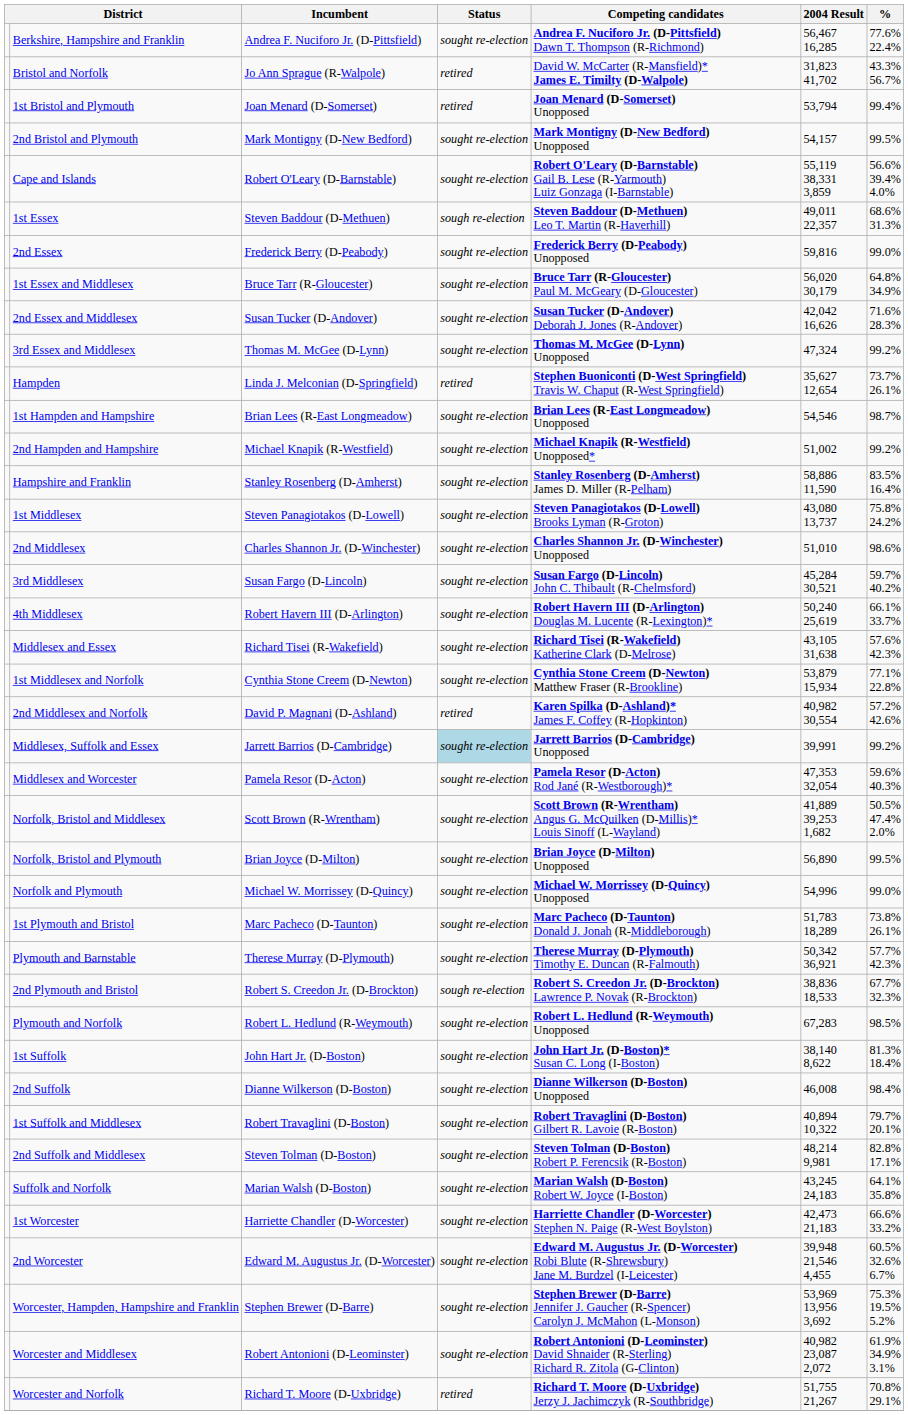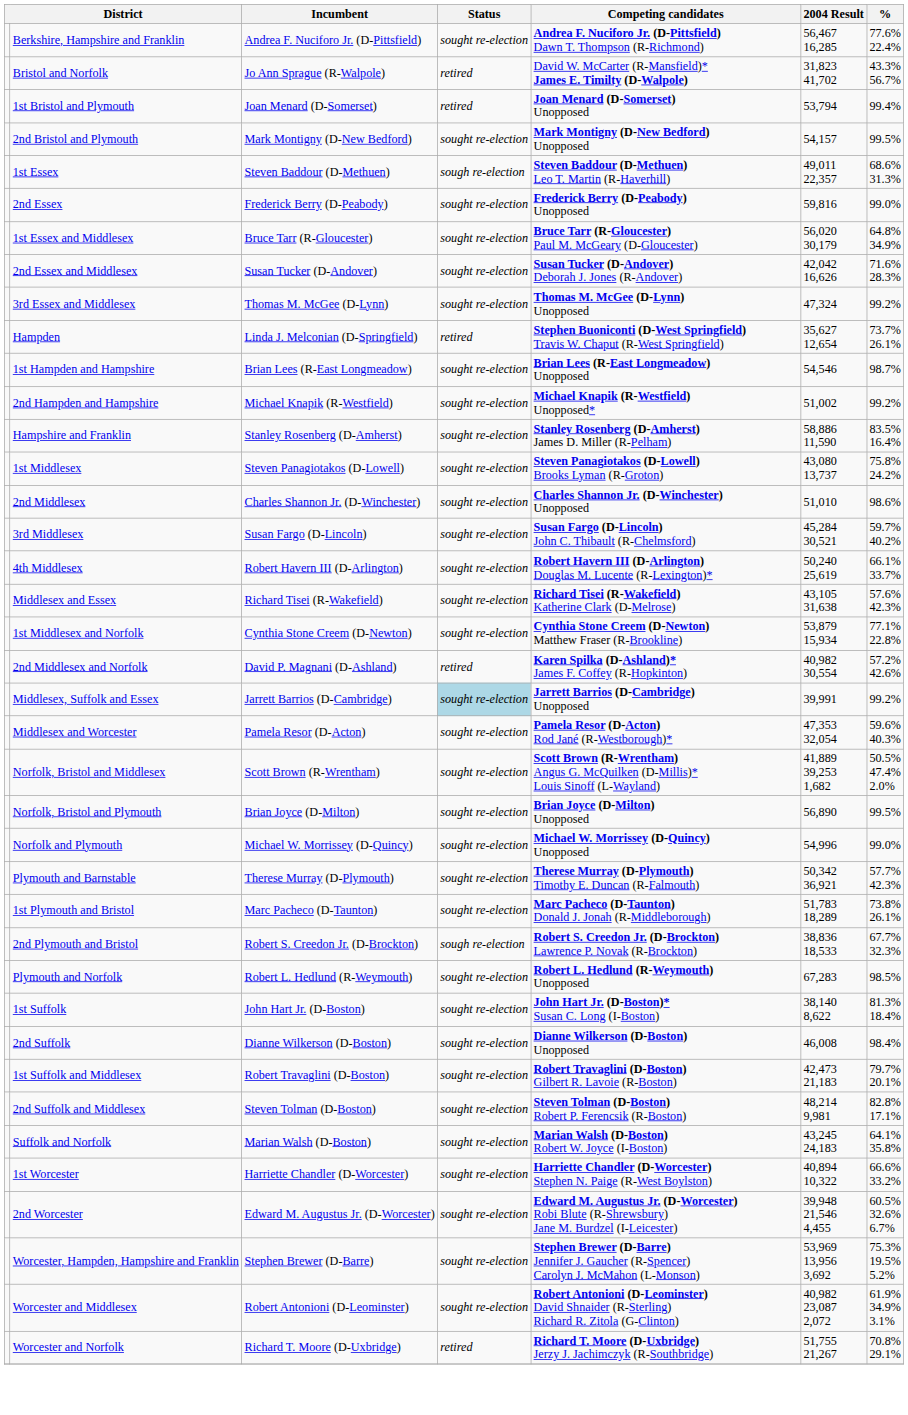- row: (54, 178)
rows swapped: (74, 957) <-> (73, 924)
(820, 1122) 40,894 10,322 -> (820, 1075) 42,473 21,183
(820, 1221) 42,473 21,183 -> (820, 1174) 40,894 10,322
